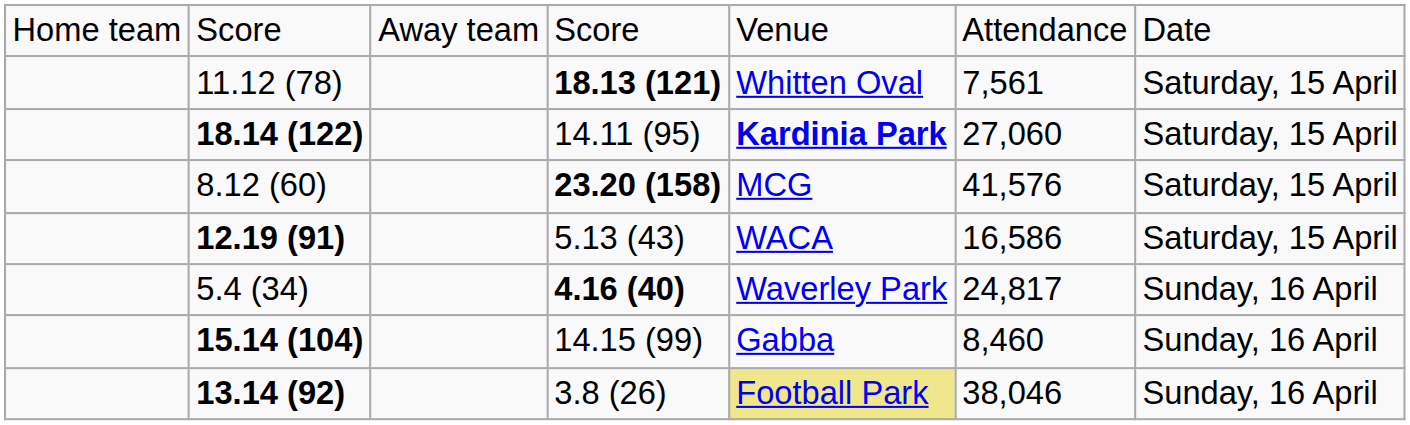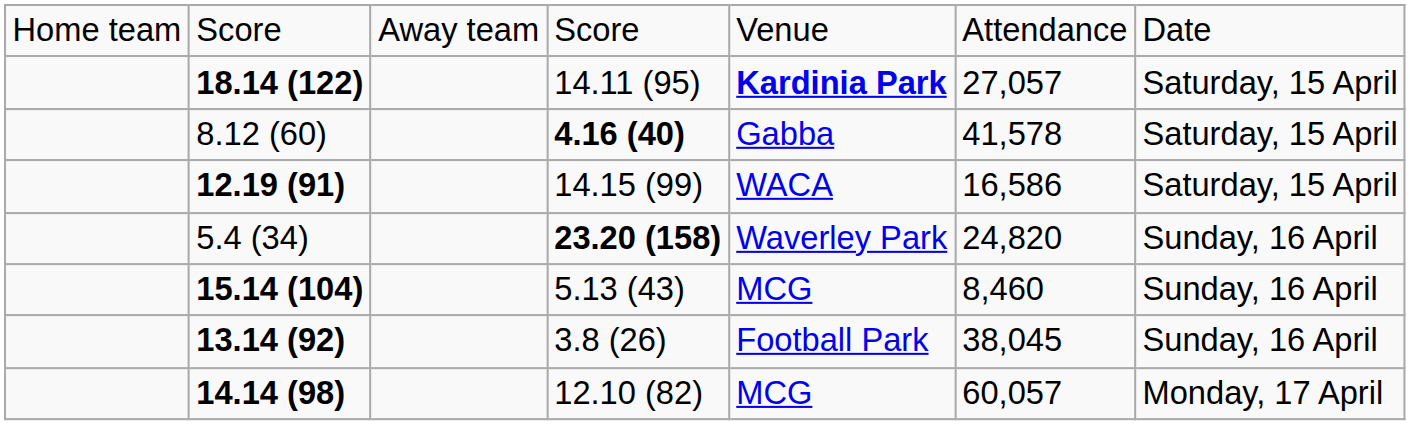- row: (269, 82)
(1012, 133) 27,060 -> (1012, 82) 27,057
(638, 185) 23.20 (158) -> (620, 133) 4.16 (40)
(774, 185) MCG -> (785, 133) Gabba
(1012, 185) 41,576 -> (1012, 133) 41,578
(620, 237) 5.13 (43) -> (629, 185) 14.15 (99)
(620, 289) 4.16 (40) -> (638, 237) 23.20 (158)
(1012, 289) 24,817 -> (1012, 237) 24,820
(629, 340) 14.15 (99) -> (620, 289) 5.13 (43)
(785, 340) Gabba -> (774, 289) MCG
(832, 392) khaki background -> (832, 340) no background
(1012, 392) 38,046 -> (1012, 340) 38,045
+ row: (271, 392)
